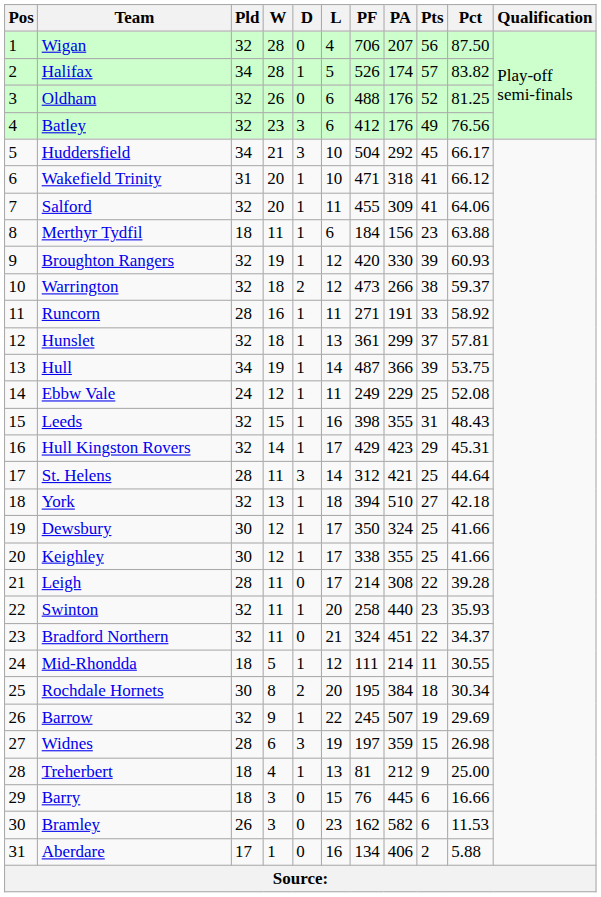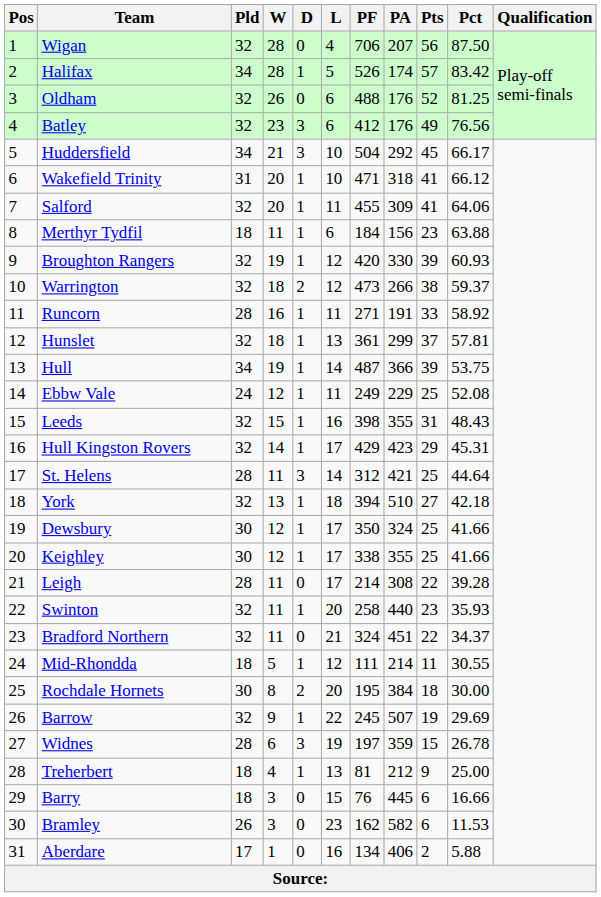(470, 71) 83.82 -> (470, 71) 83.42
(470, 690) 30.34 -> (470, 690) 30.00
(470, 744) 26.98 -> (470, 744) 26.78
